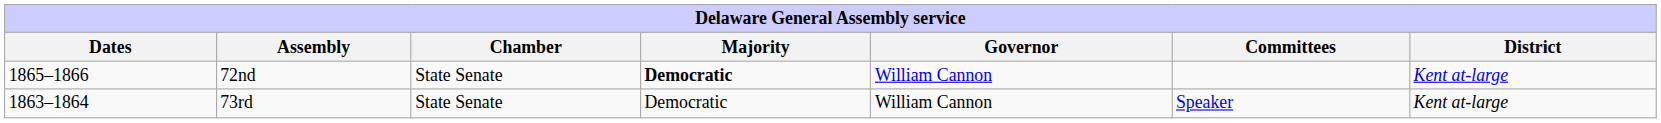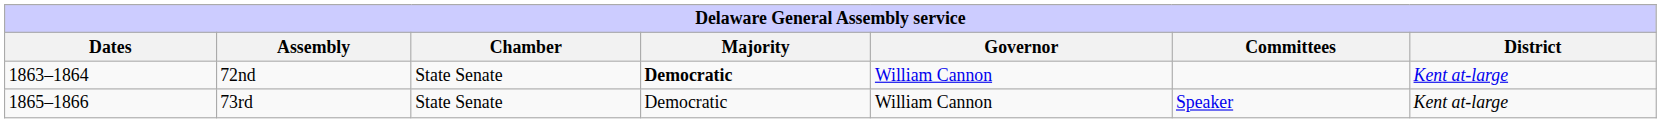(49, 74) 1865–1866 -> (49, 74) 1863–1864
(49, 103) 1863–1864 -> (49, 103) 1865–1866
